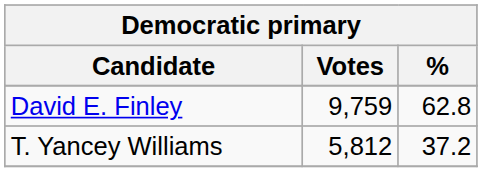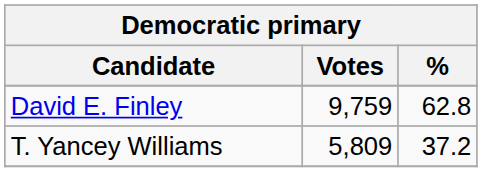(360, 147) 5,812 -> (360, 147) 5,809
